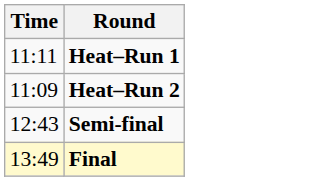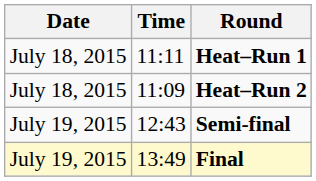+ column: (68, 21)
